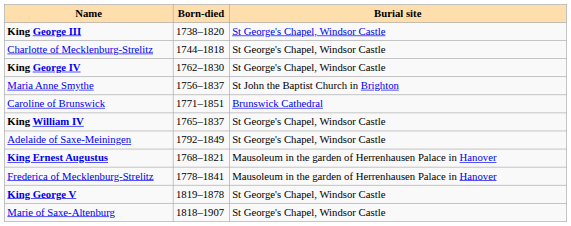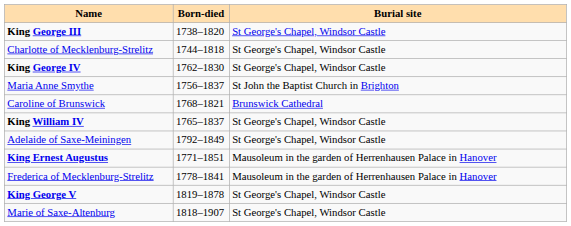(200, 103) 1771–1851 -> (200, 103) 1768–1821
(200, 158) 1768–1821 -> (200, 158) 1771–1851
